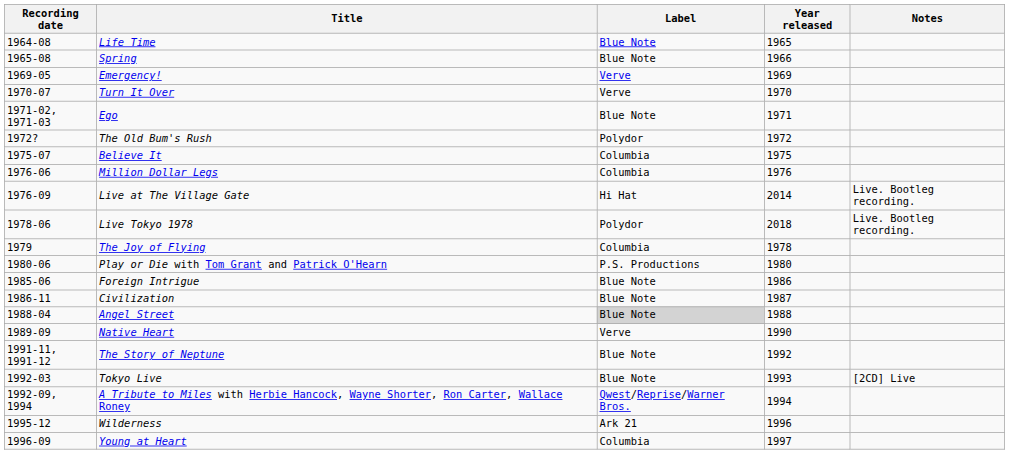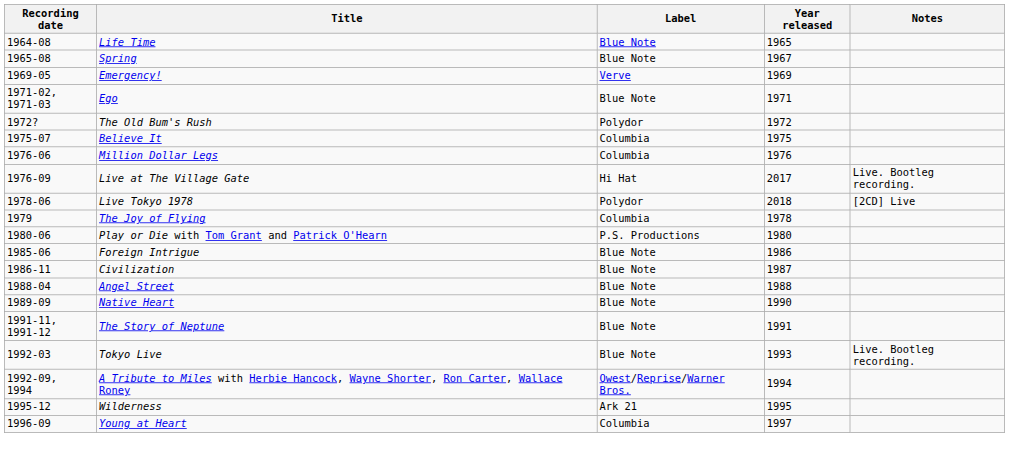(779, 59) 1966 -> (779, 59) 1967
- row: (137, 93)
(779, 195) 2014 -> (779, 178) 2017
(893, 224) Live. Bootleg recording. -> (884, 201) [2CD] Live
(628, 315) lightgrey background -> (628, 286) no background
(615, 332) Verve -> (628, 303) Blue Note
(779, 355) 1992 -> (779, 326) 1991
(884, 378) [2CD] Live -> (893, 355) Live. Bootleg recording.
(779, 424) 1996 -> (779, 407) 1995
